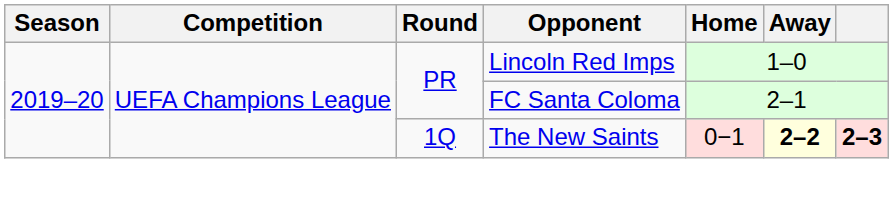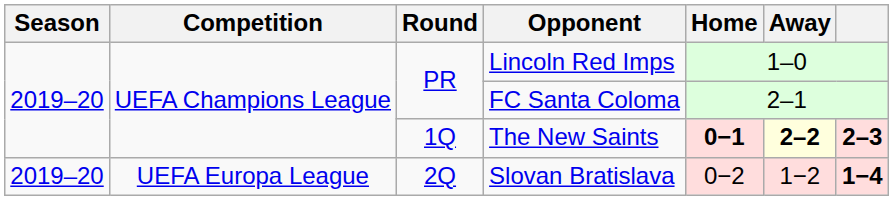(724, 137) normal -> (724, 137) bold
+ row: (582, 175)
